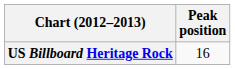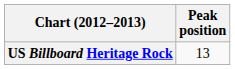(203, 53) 16 -> (203, 53) 13
